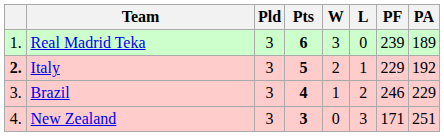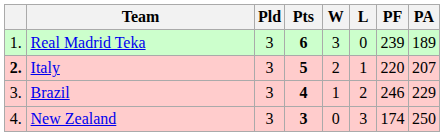(393, 67) 229 -> (393, 67) 220
(424, 67) 192 -> (424, 67) 207
(393, 118) 171 -> (393, 118) 174
(424, 118) 251 -> (424, 118) 250
